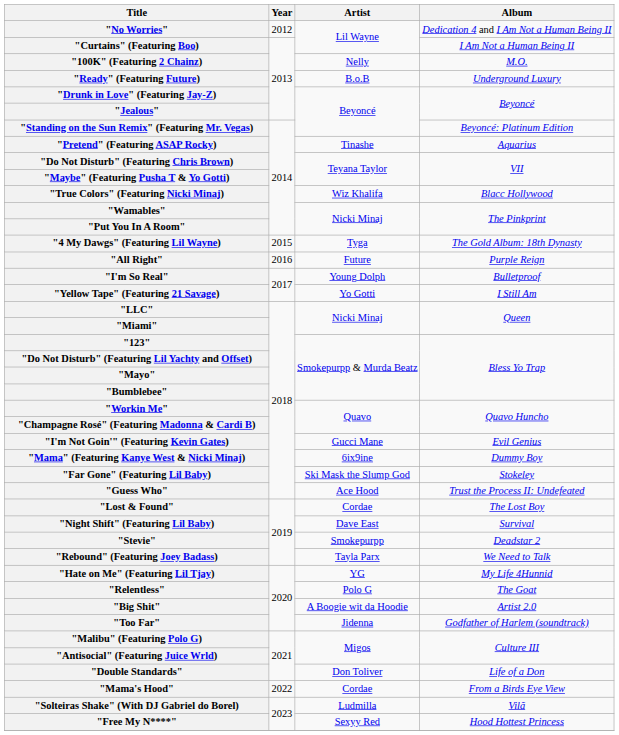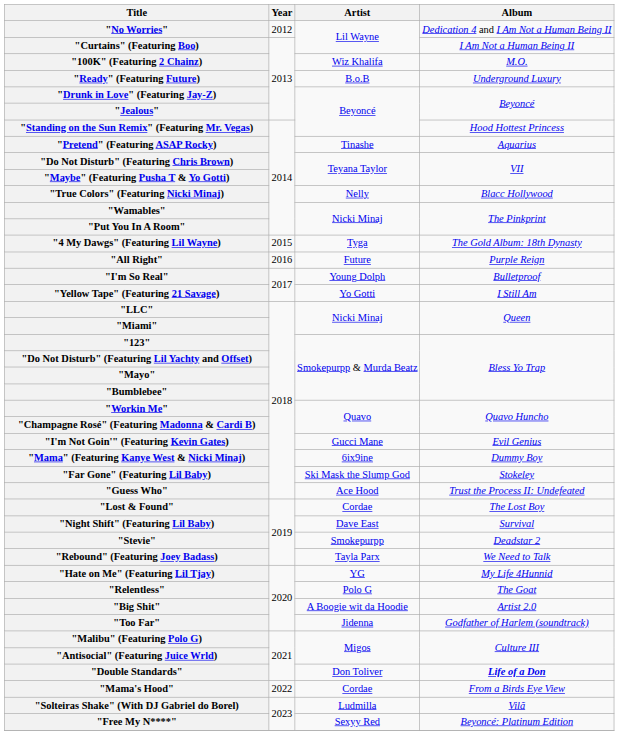(357, 62) Nelly -> (357, 62) Wiz Khalifa
(517, 128) Beyoncé: Platinum Edition -> (517, 128) Hood Hottest Princess
(357, 194) Wiz Khalifa -> (357, 194) Nelly
(517, 672) normal -> (517, 672) bold
(517, 721) Hood Hottest Princess -> (517, 721) Beyoncé: Platinum Edition
